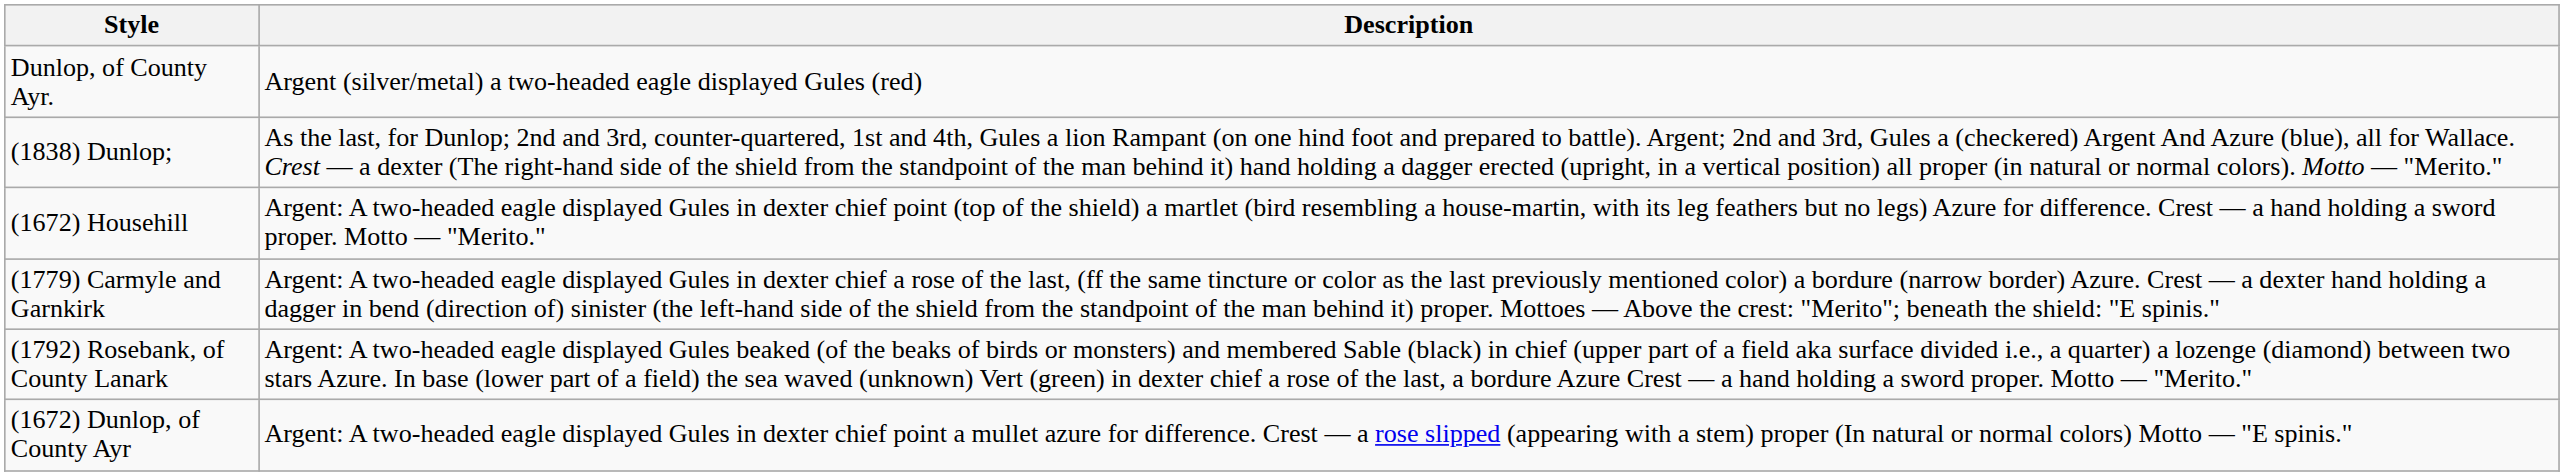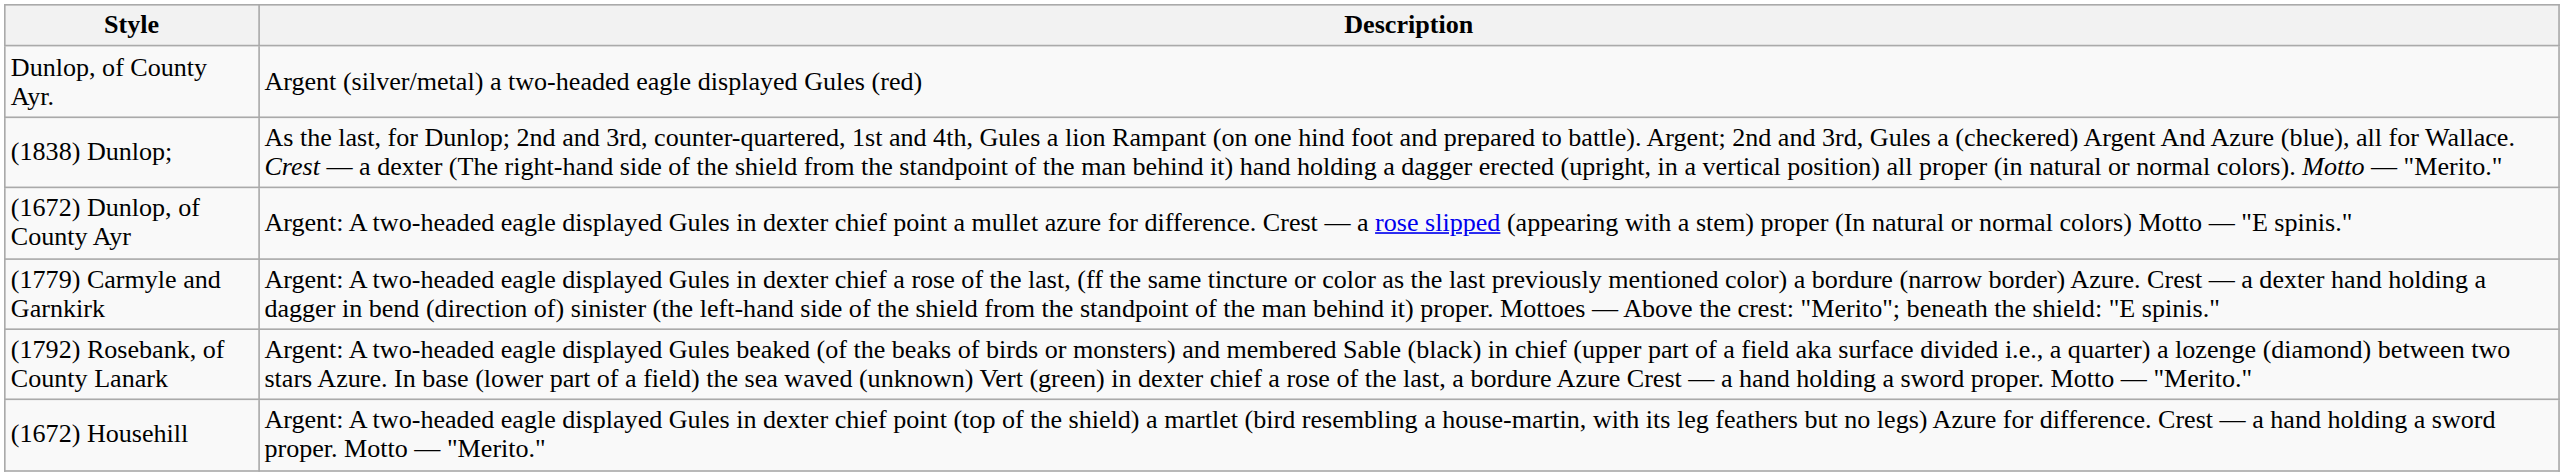rows swapped: (105, 434) <-> (100, 222)
